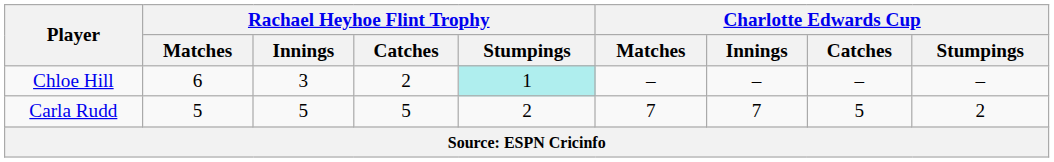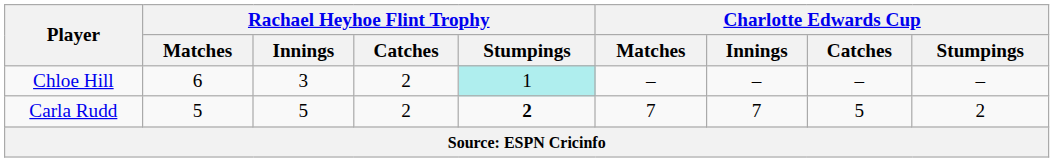(406, 111) 5 -> (406, 111) 2
(527, 111) normal -> (527, 111) bold
